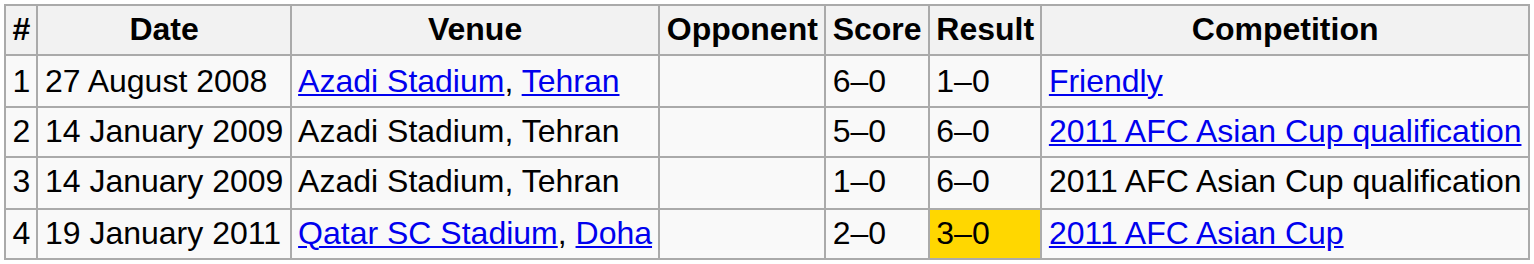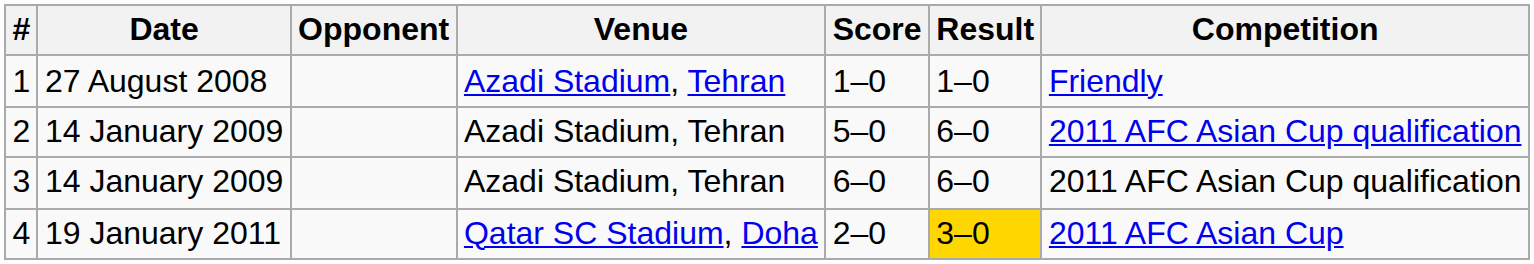columns swapped: (475, 29) <-> (742, 29)
(859, 80) 6–0 -> (859, 80) 1–0
(859, 182) 1–0 -> (859, 182) 6–0
